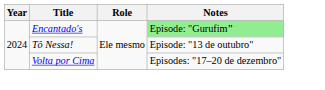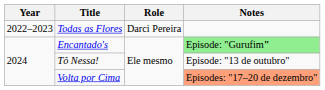+ row: (90, 28)
(215, 61) no background -> (252, 77) lightsalmon background
